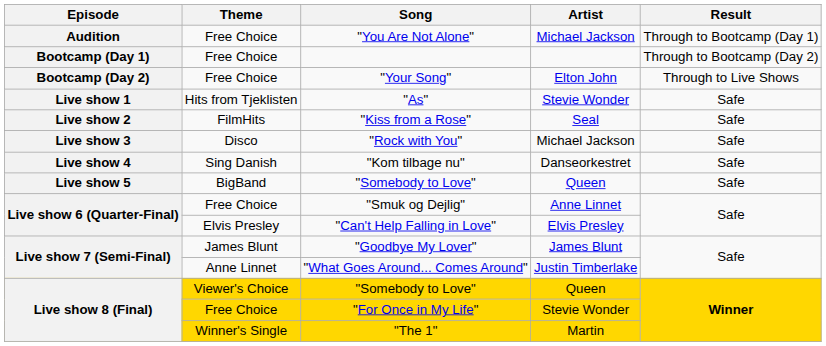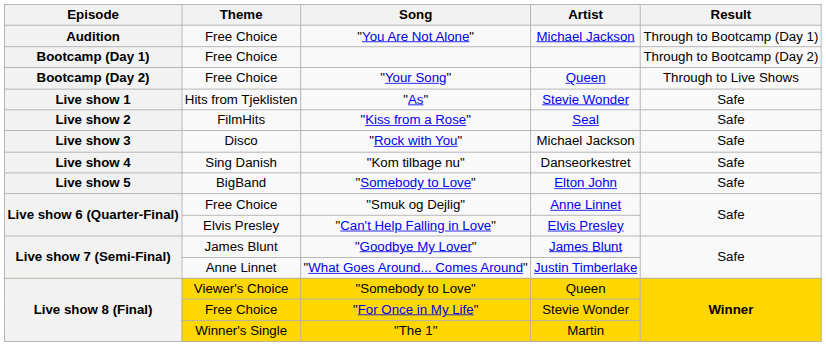(586, 78) Elton John -> (586, 78) Queen
(586, 183) Queen -> (586, 183) Elton John
